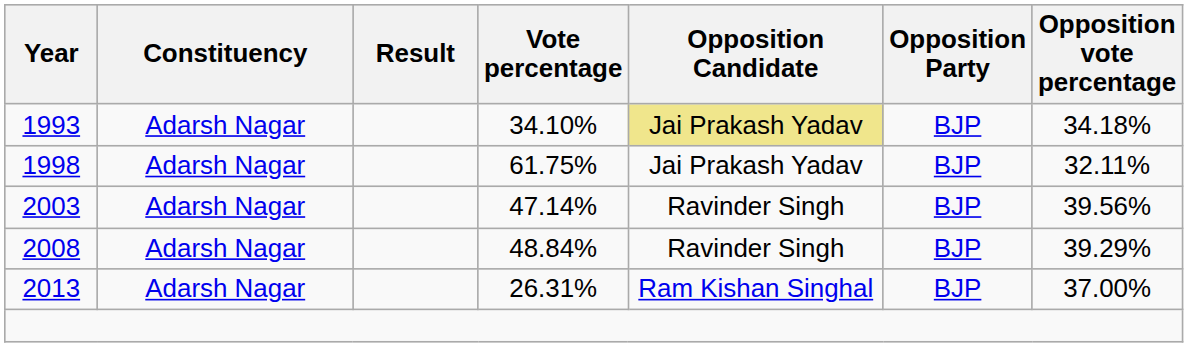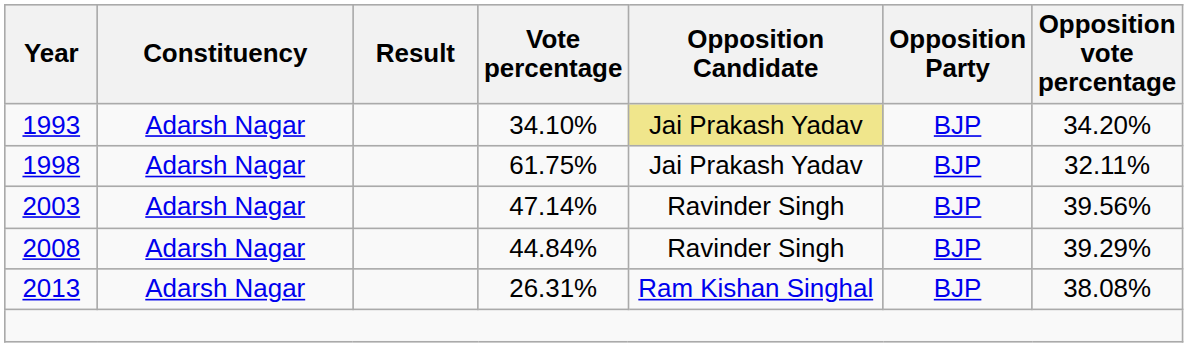(1107, 124) 34.18% -> (1107, 124) 34.20%
(553, 247) 48.84% -> (553, 247) 44.84%
(1107, 288) 37.00% -> (1107, 288) 38.08%
